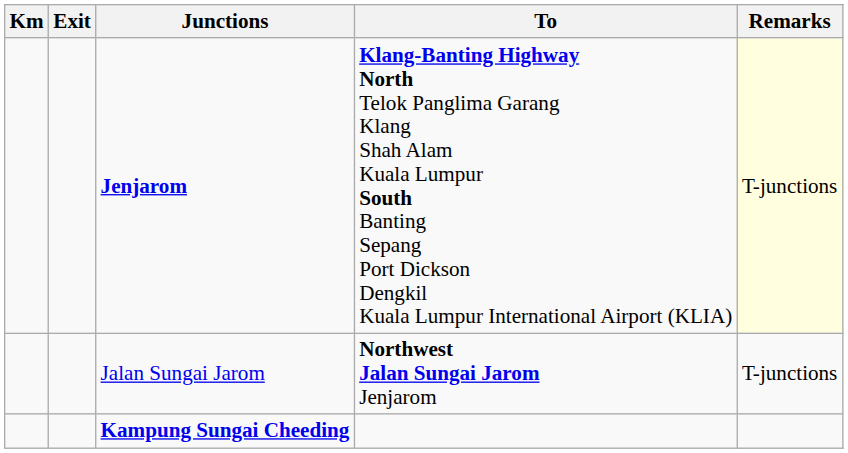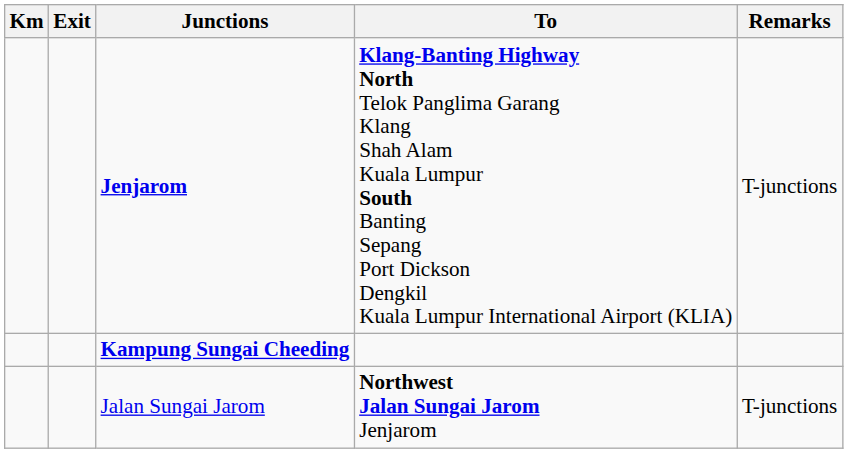(790, 185) lightyellow background -> (790, 185) no background
rows swapped: (183, 373) <-> (225, 430)
